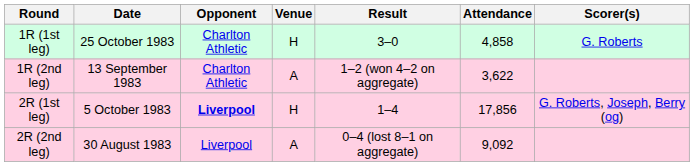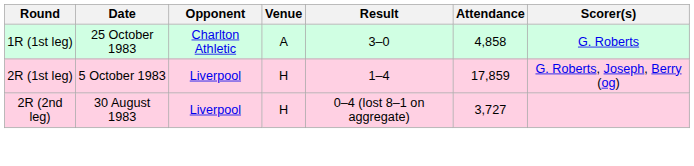(294, 41) H -> (284, 41) A
- row: (39, 75)
(226, 110) bold -> (215, 75) normal
(498, 110) 17,856 -> (490, 75) 17,859
(294, 144) A -> (284, 110) H
(497, 144) 9,092 -> (490, 110) 3,727
